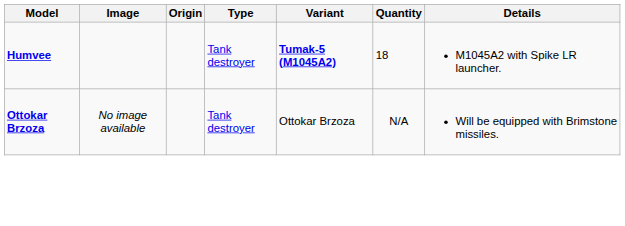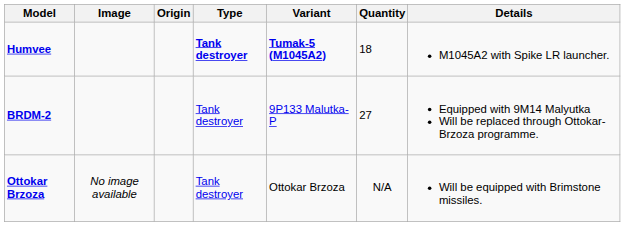(231, 55) normal -> (222, 49) bold
+ row: (29, 115)
